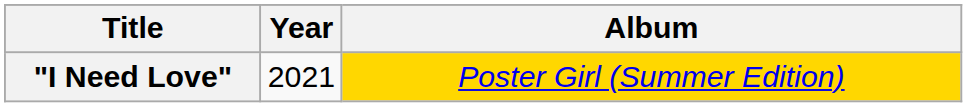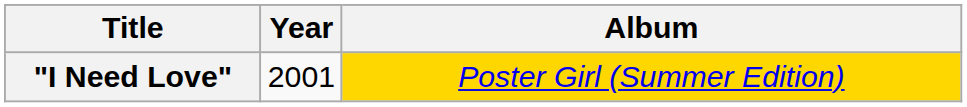(301, 76) 2021 -> (301, 76) 2001
